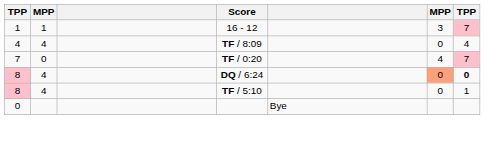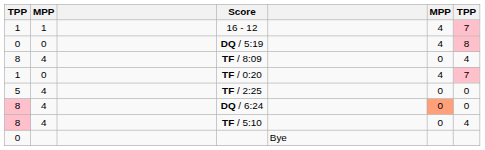(440, 28) 3 -> (440, 28) 4
+ row: (242, 43)
(17, 43) 4 -> (17, 59) 8
(17, 59) 7 -> (17, 75) 1
+ row: (242, 91)
(466, 75) bold -> (466, 106) normal
(466, 91) 1 -> (466, 122) 4
